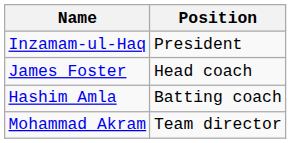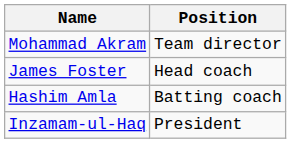rows swapped: (77, 45) <-> (77, 125)
